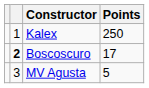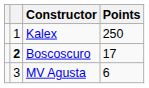(106, 72) 5 -> (106, 72) 6
